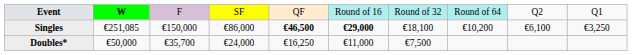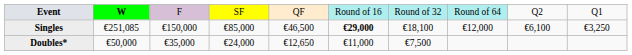(239, 28) €86,000 -> (239, 28) €85,000
(299, 28) bold -> (299, 28) normal
(478, 28) €10,200 -> (478, 28) €12,000
(179, 43) €35,700 -> (179, 43) €35,000
(299, 43) €16,250 -> (299, 43) €12,650
